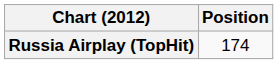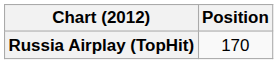(235, 44) 174 -> (235, 44) 170
